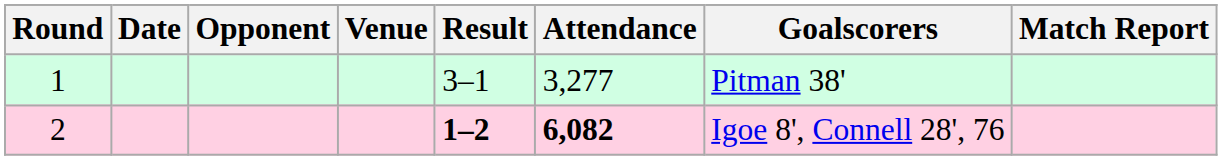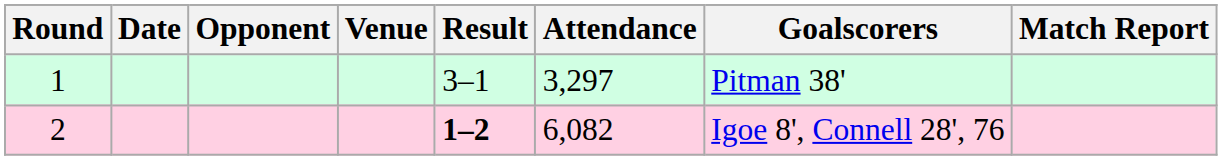(578, 79) 3,277 -> (578, 79) 3,297
(578, 129) bold -> (578, 129) normal
